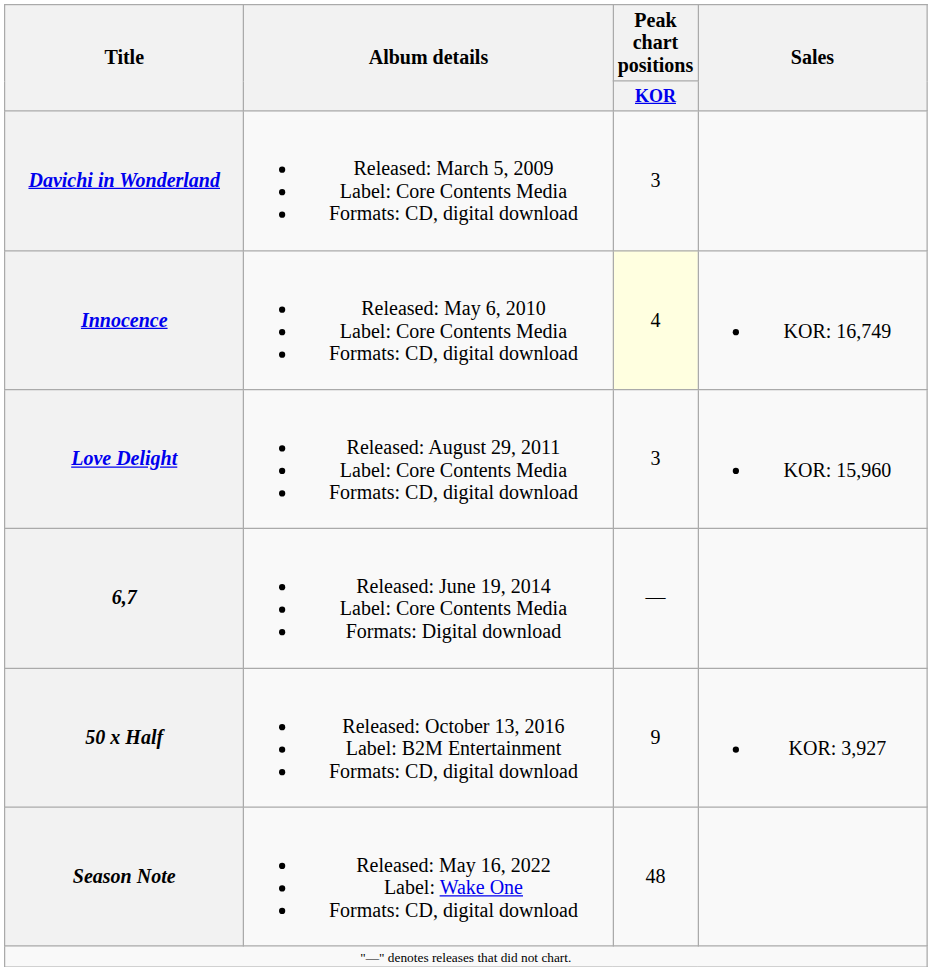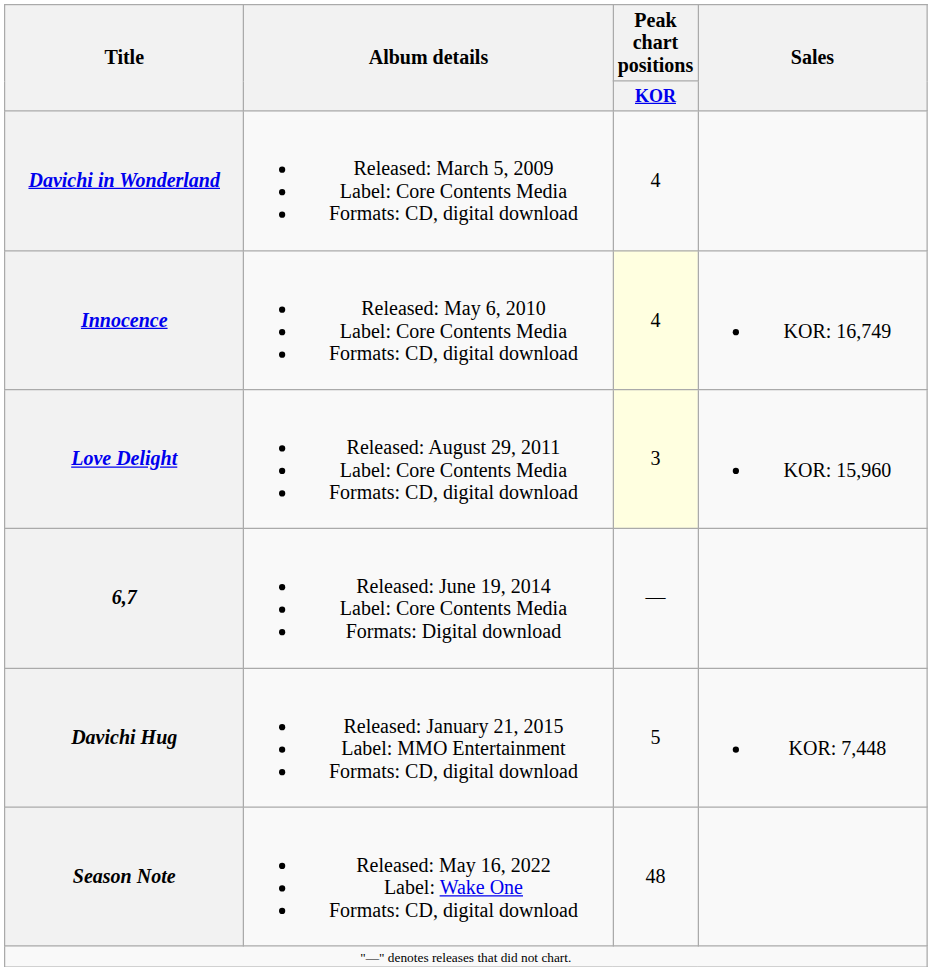(655, 180) 3 -> (655, 180) 4
(655, 458) no background -> (655, 458) lightyellow background
+ row: (124, 737)
- row: (124, 737)
